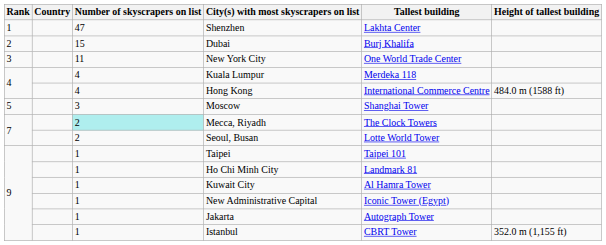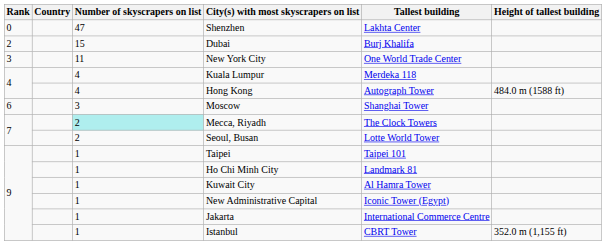(9, 28) 1 -> (9, 28) 0
(427, 91) International Commerce Centre -> (399, 91) Autograph Tower
(9, 106) 5 -> (9, 106) 6
(399, 216) Autograph Tower -> (427, 216) International Commerce Centre
